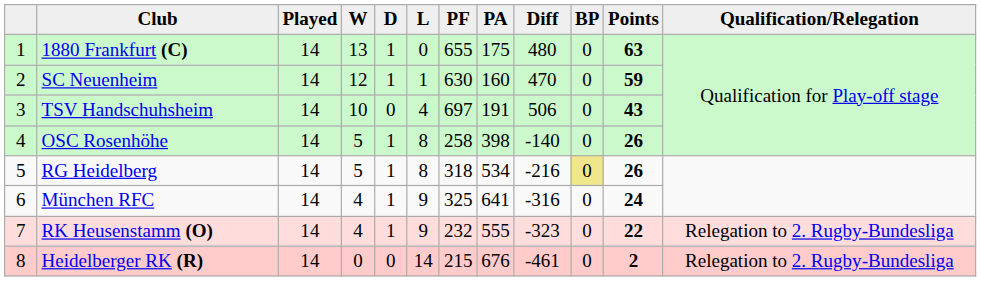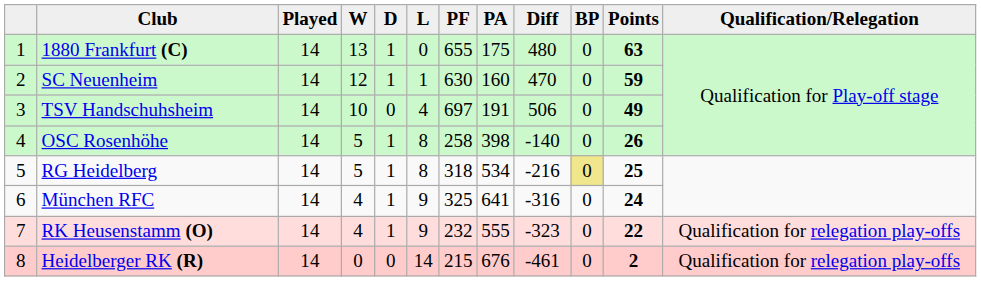(633, 110) 43 -> (633, 110) 49
(633, 170) 26 -> (633, 170) 25
(819, 230) Relegation to 2. Rugby-Bundesliga -> (819, 230) Qualification for relegation play-offs
(819, 261) Relegation to 2. Rugby-Bundesliga -> (819, 261) Qualification for relegation play-offs
